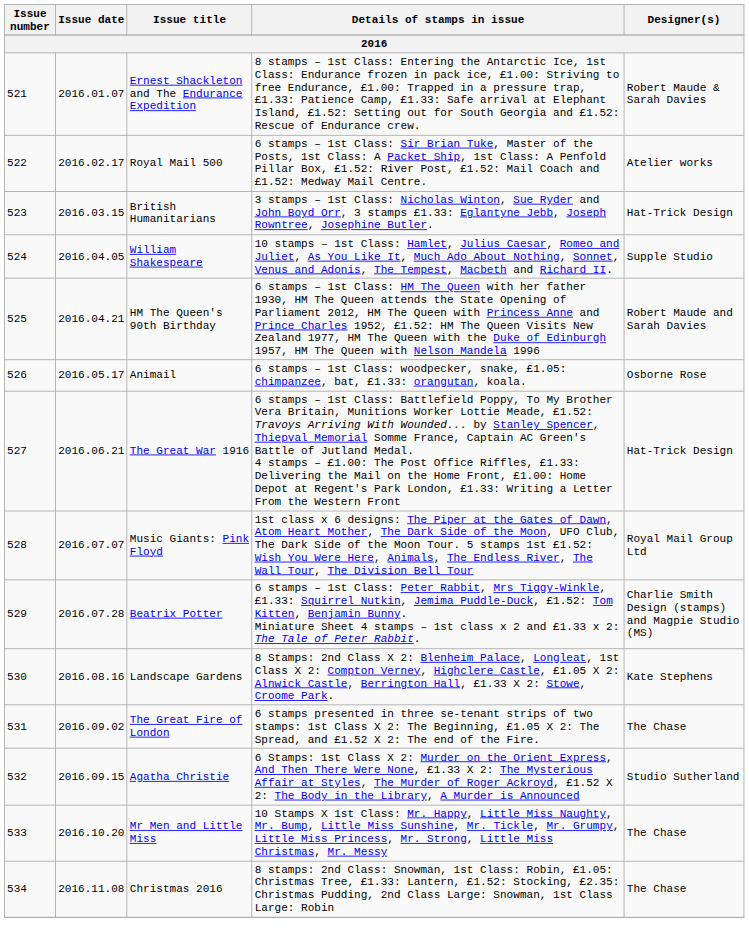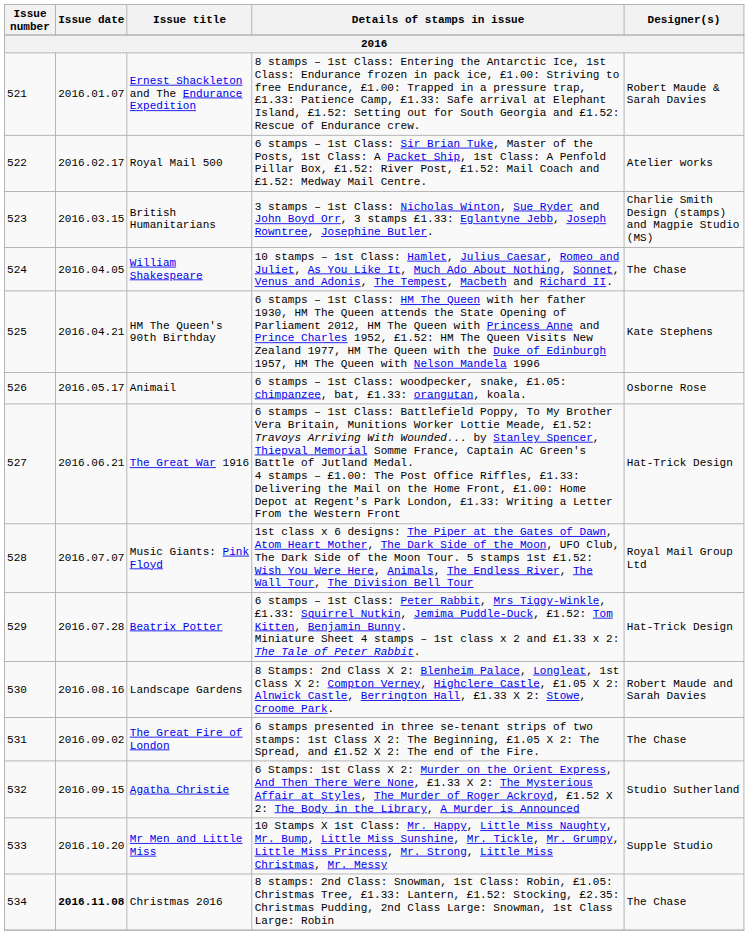(680, 213) Hat-Trick Design -> (683, 219) Charlie Smith Design (stamps) and Magpie Studio (MS)
(670, 256) Supple Studio -> (657, 269) The Chase
(680, 319) Robert Maude and Sarah Davies -> (670, 332) Kate Stephens
(683, 614) Charlie Smith Design (stamps) and Magpie Studio (MS) -> (680, 627) Hat-Trick Design
(670, 677) Kate Stephens -> (680, 690) Robert Maude and Sarah Davies
(657, 833) The Chase -> (670, 846) Supple Studio
(91, 889) normal -> (91, 902) bold
